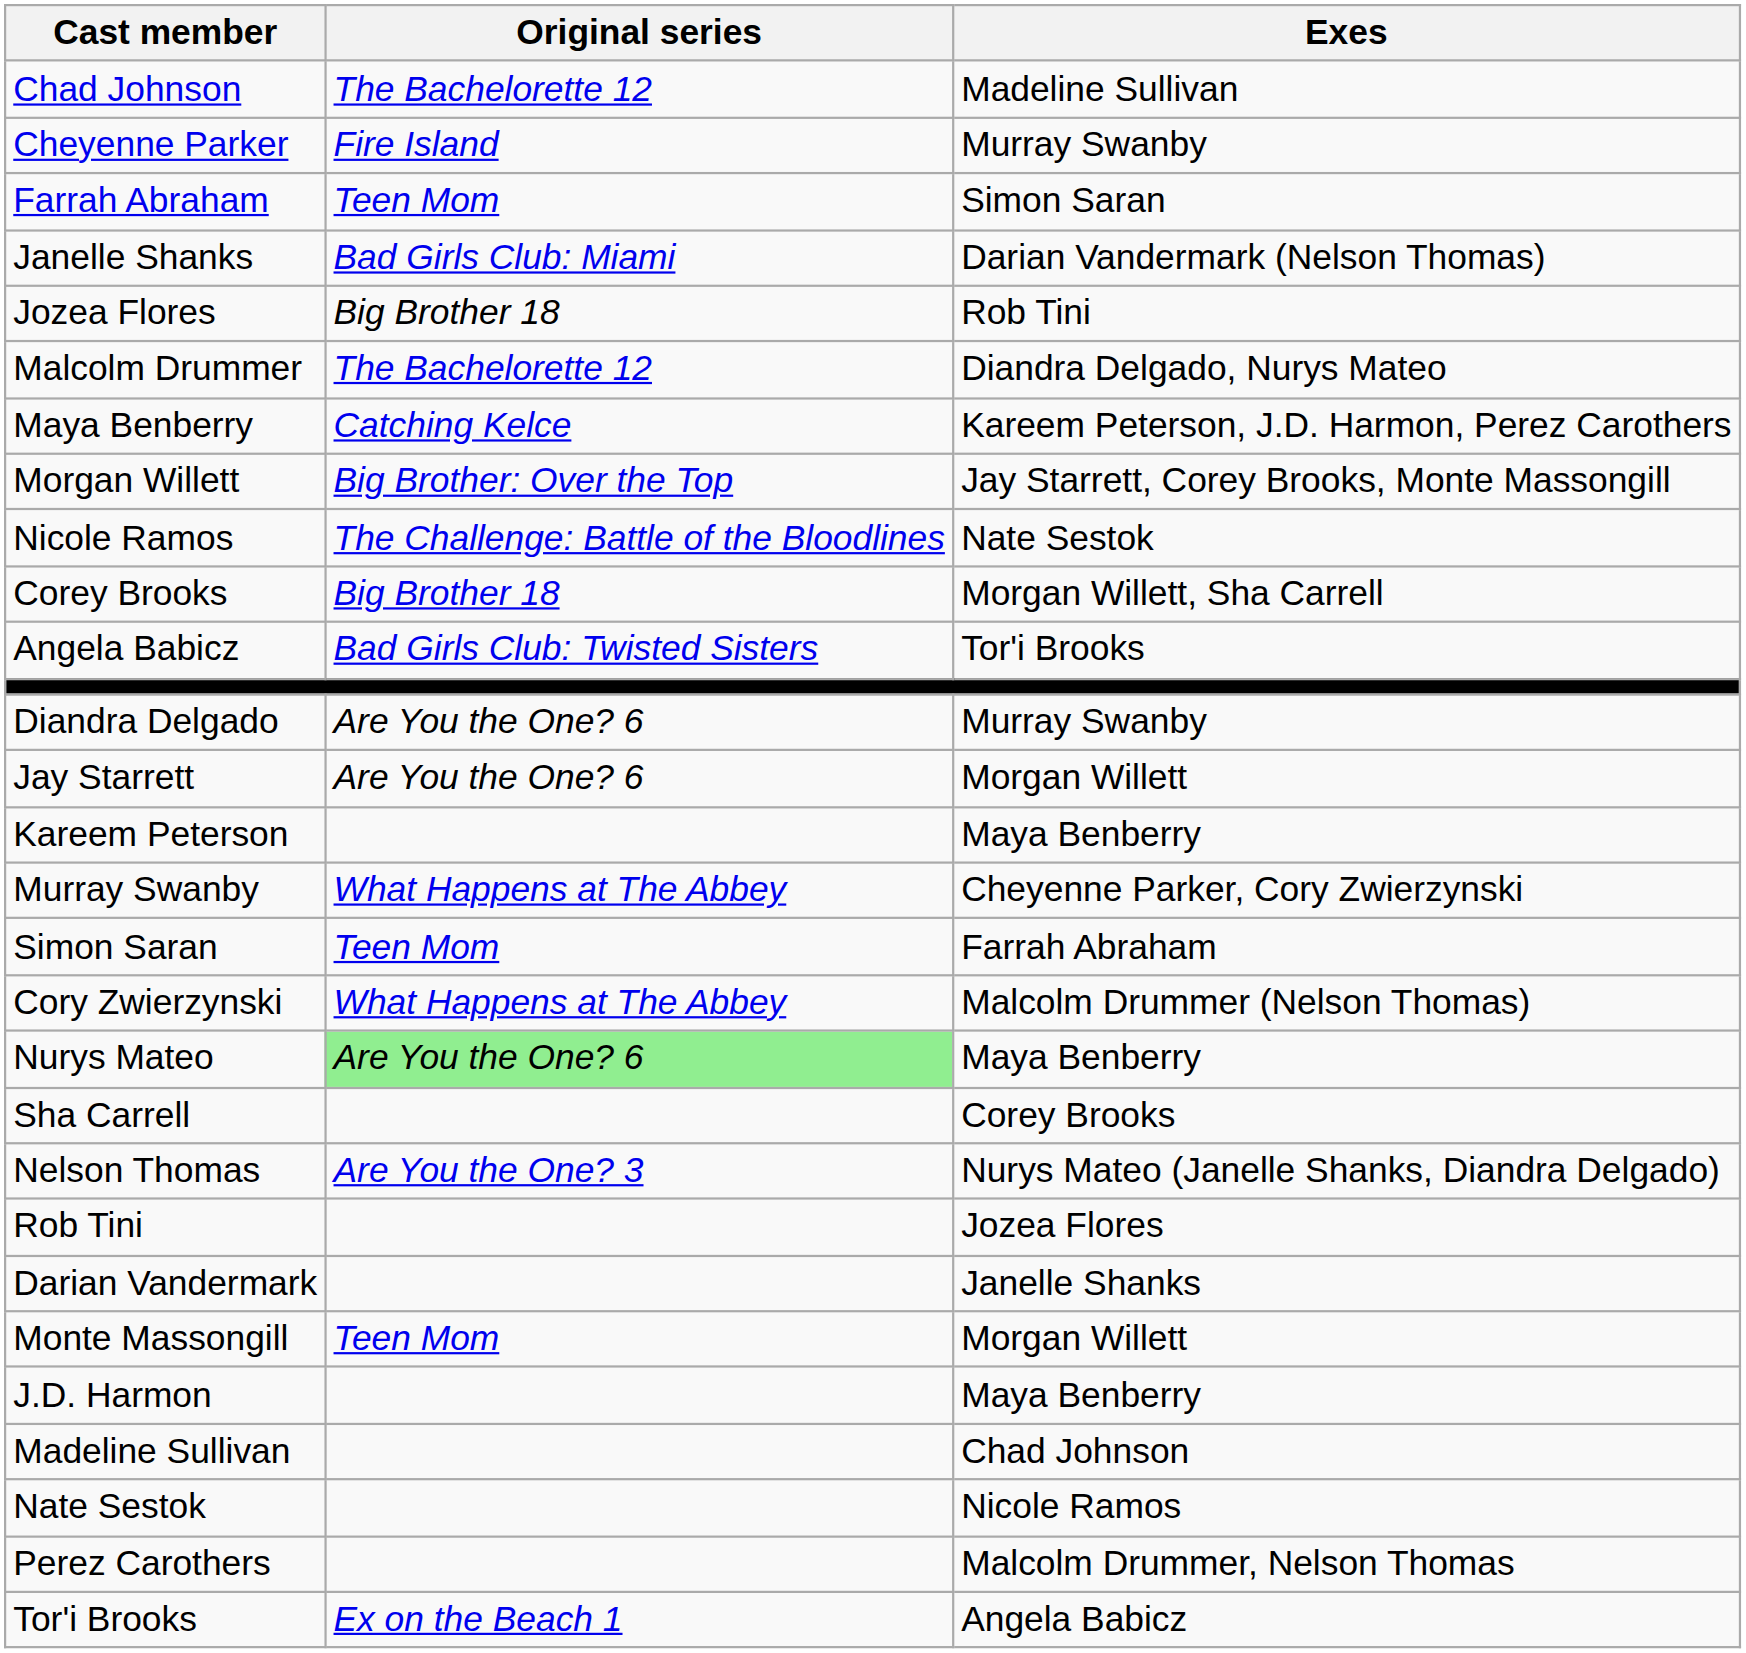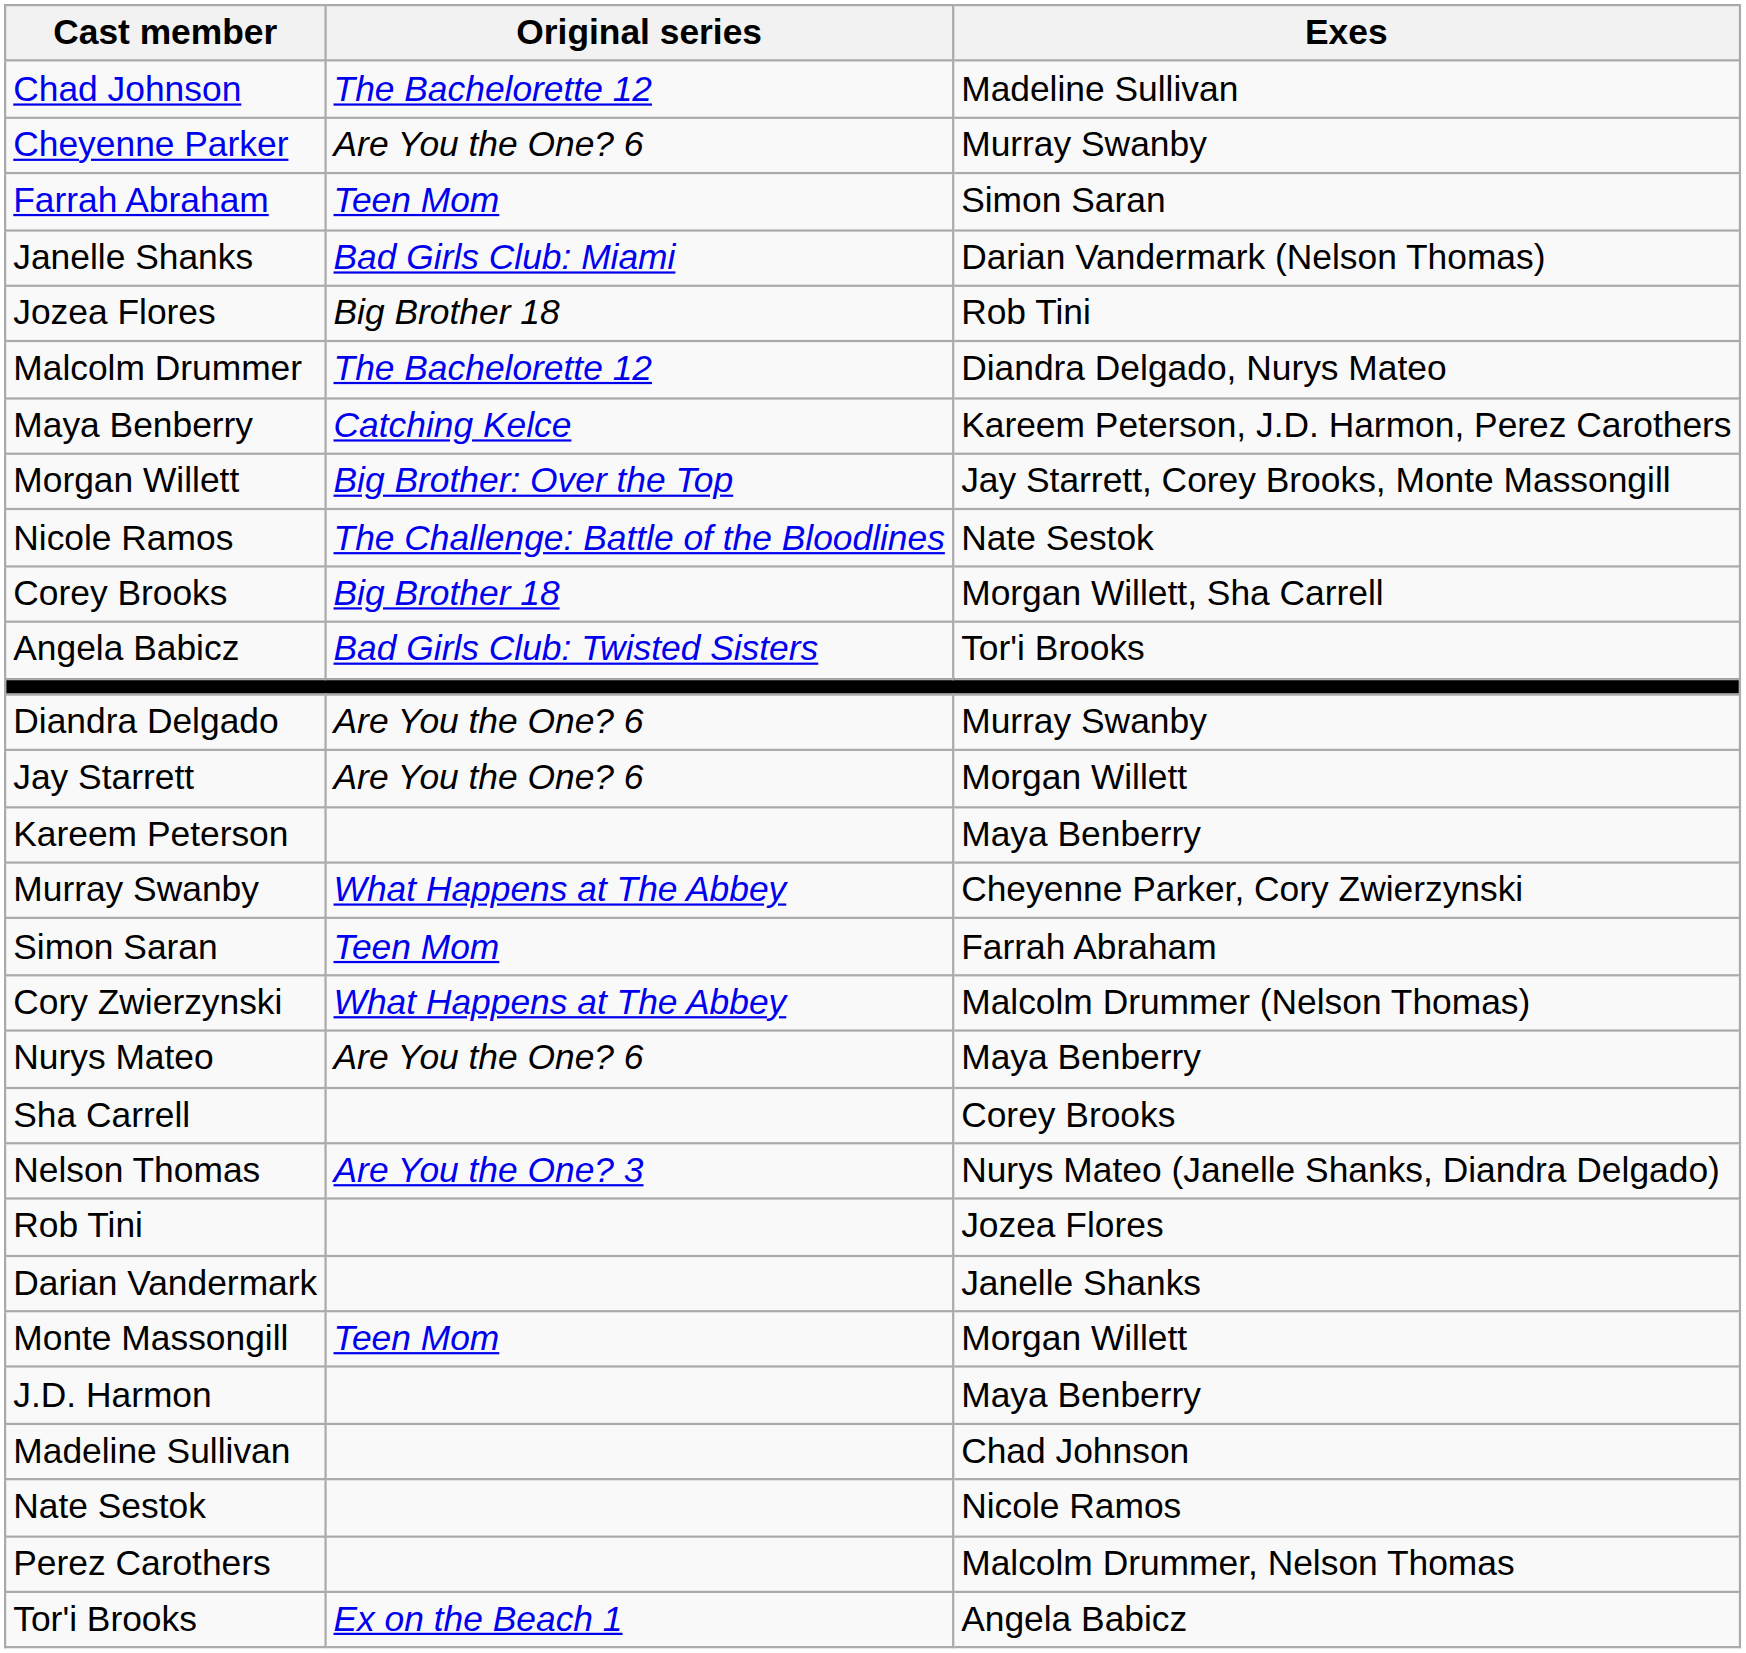(416, 144) Fire Island -> (489, 144) Are You the One? 6
(489, 1058) lightgreen background -> (489, 1058) no background
